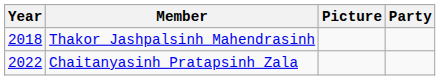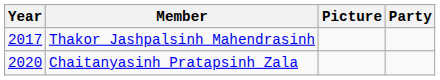(25, 40) 2018 -> (25, 40) 2017
(25, 63) 2022 -> (25, 63) 2020
